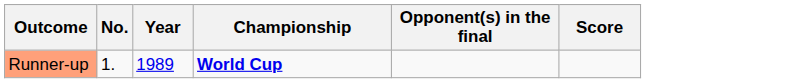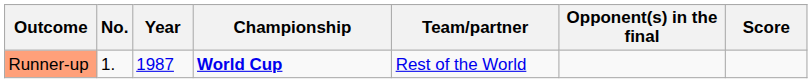+ column: (475, 27)
(155, 63) 1989 -> (155, 63) 1987
